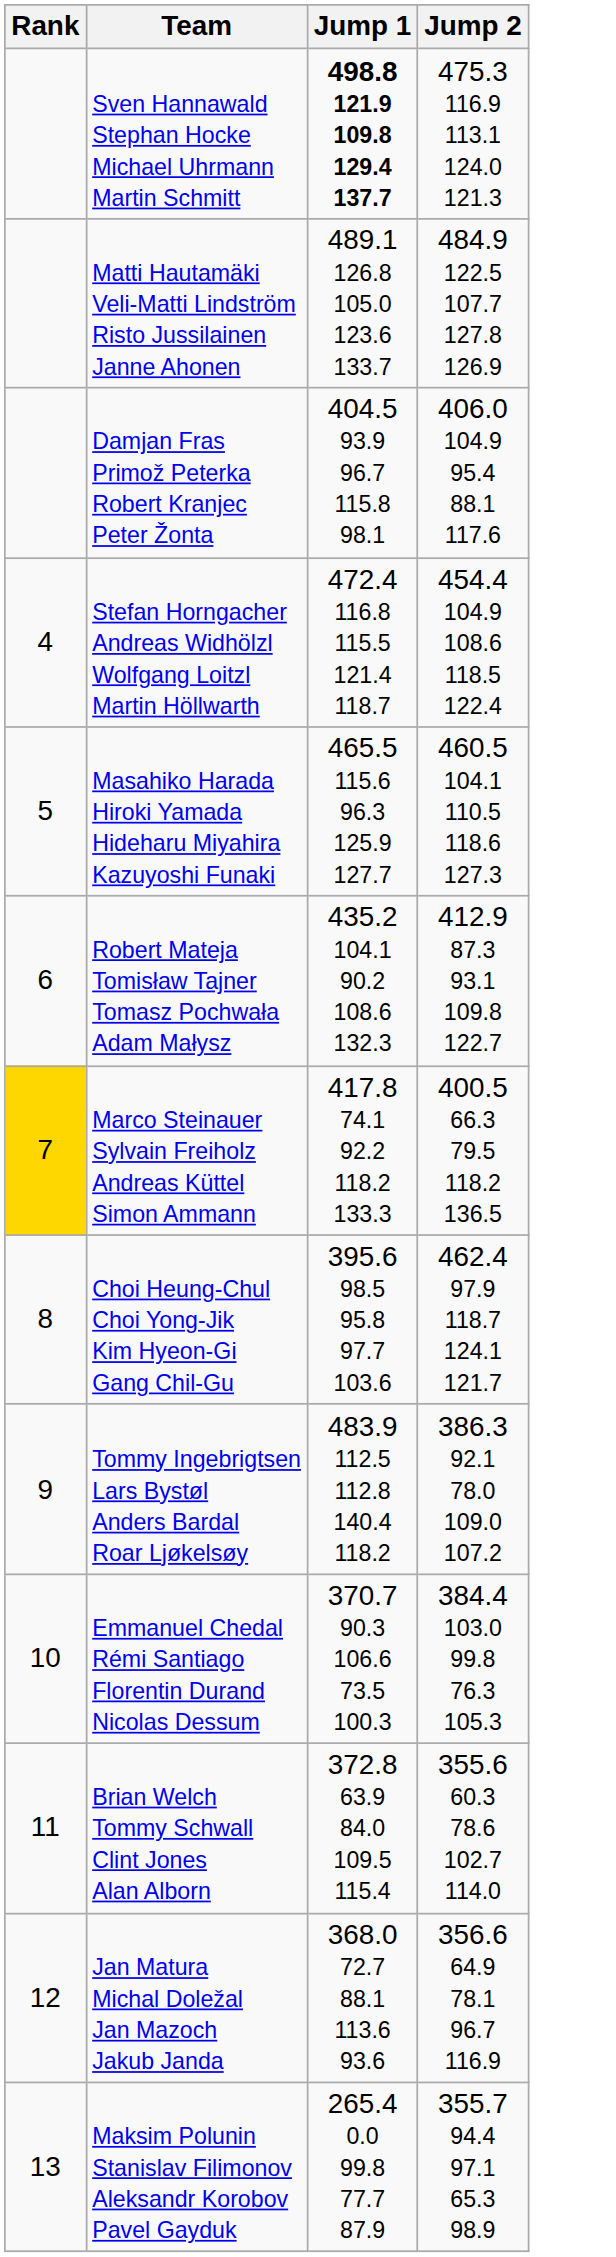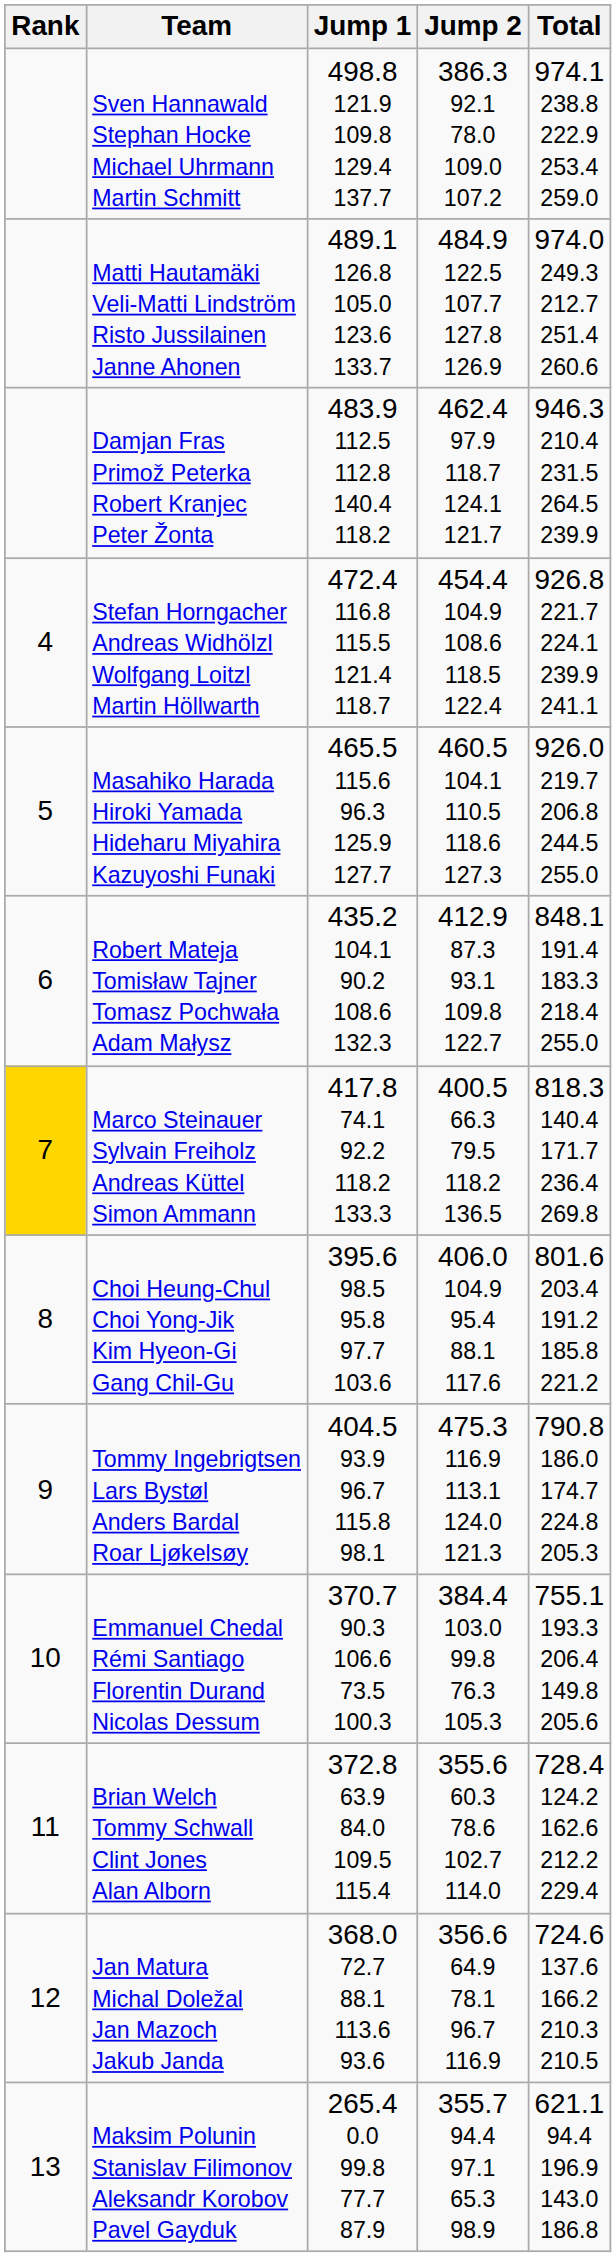+ column: (569, 26)
(363, 133) bold -> (363, 133) normal
(473, 133) 475.3 116.9 113.1 124.0 121.3 -> (473, 133) 386.3 92.1 78.0 109.0 107.2
(363, 472) 404.5 93.9 96.7 115.8 98.1 -> (363, 472) 483.9 112.5 112.8 140.4 118.2
(473, 472) 406.0 104.9 95.4 88.1 117.6 -> (473, 472) 462.4 97.9 118.7 124.1 121.7
(473, 1319) 462.4 97.9 118.7 124.1 121.7 -> (473, 1319) 406.0 104.9 95.4 88.1 117.6
(363, 1488) 483.9 112.5 112.8 140.4 118.2 -> (363, 1488) 404.5 93.9 96.7 115.8 98.1
(473, 1488) 386.3 92.1 78.0 109.0 107.2 -> (473, 1488) 475.3 116.9 113.1 124.0 121.3
